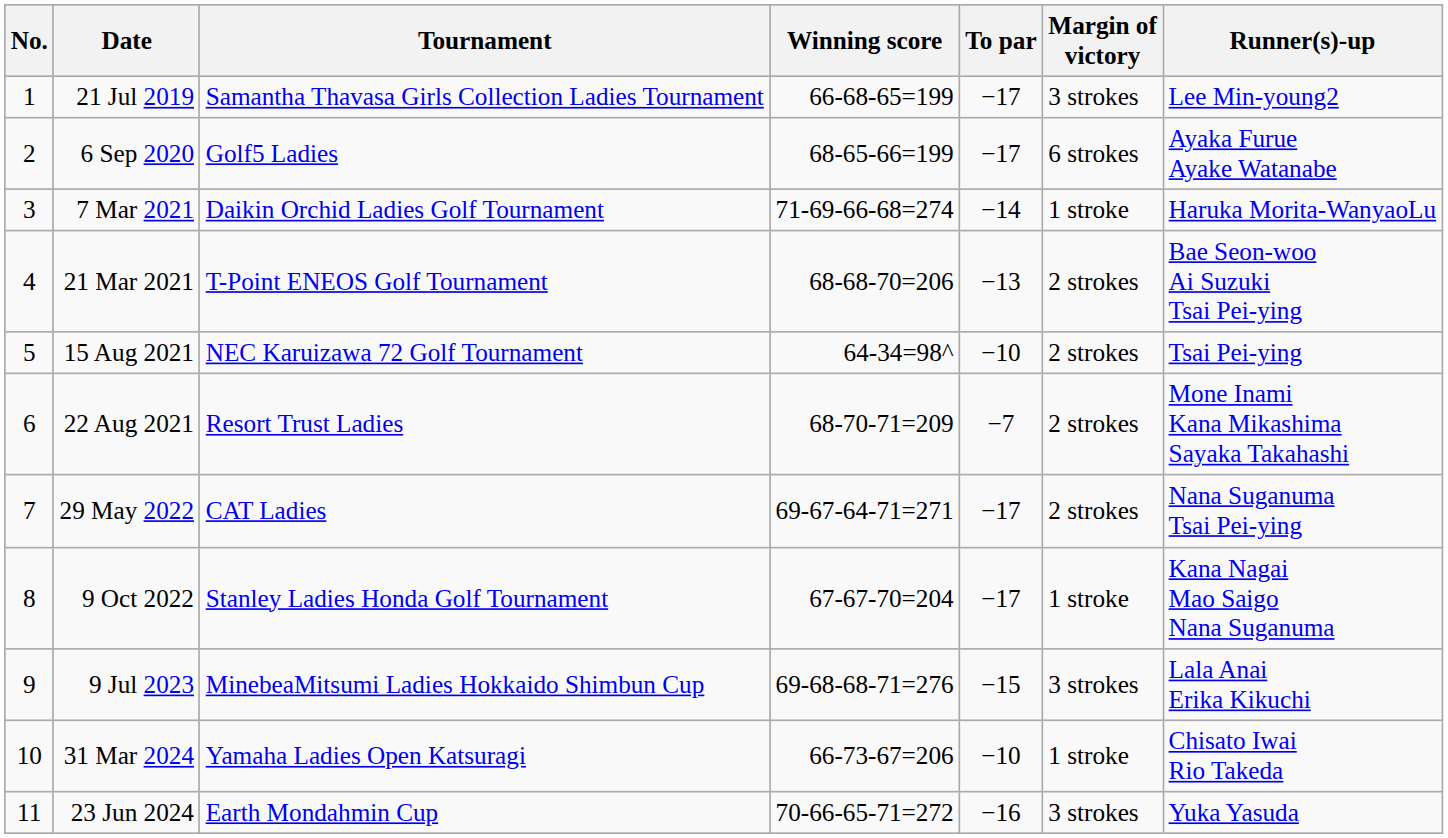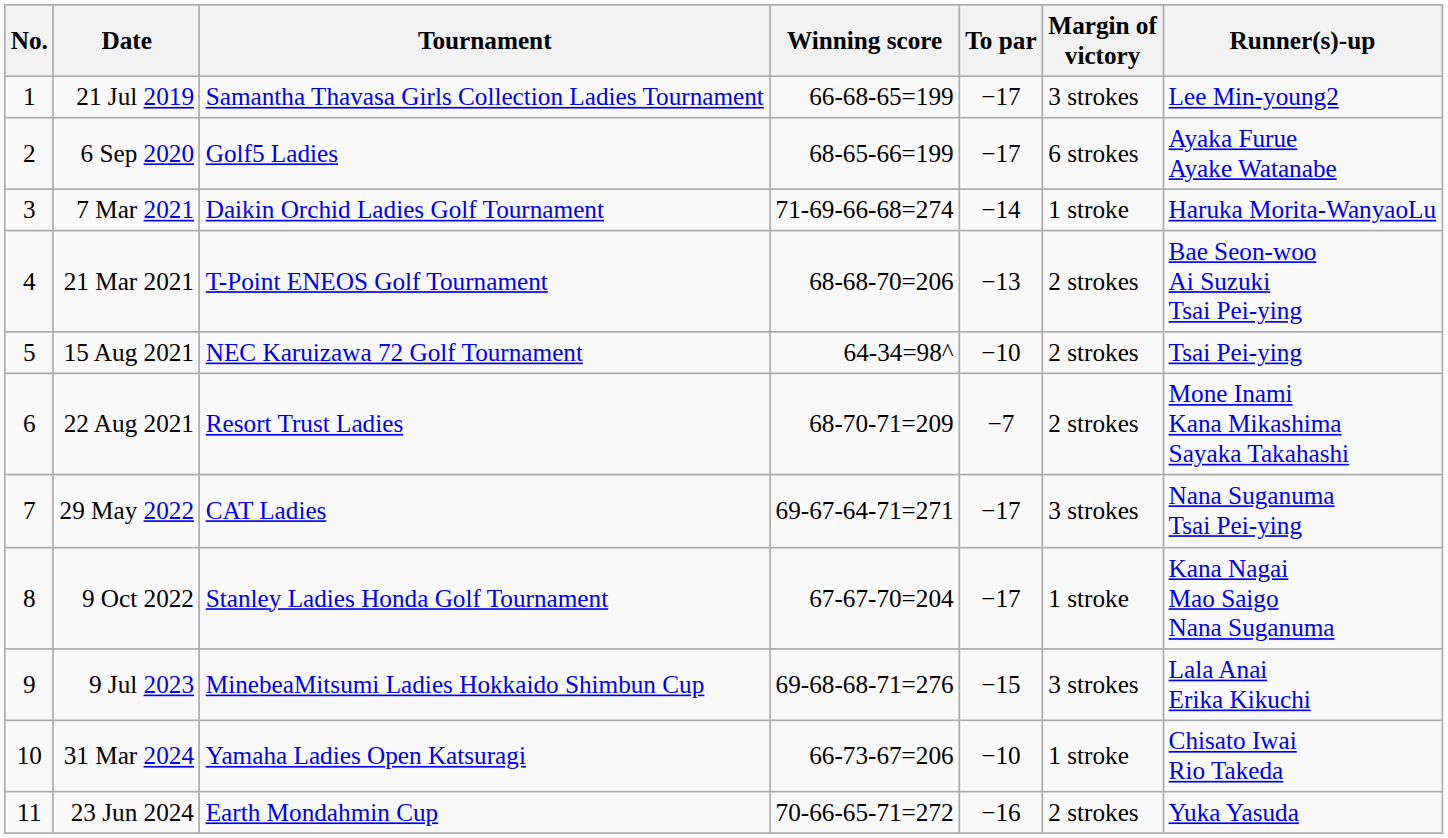(1094, 510) 2 strokes -> (1094, 510) 3 strokes
(1094, 811) 3 strokes -> (1094, 811) 2 strokes
